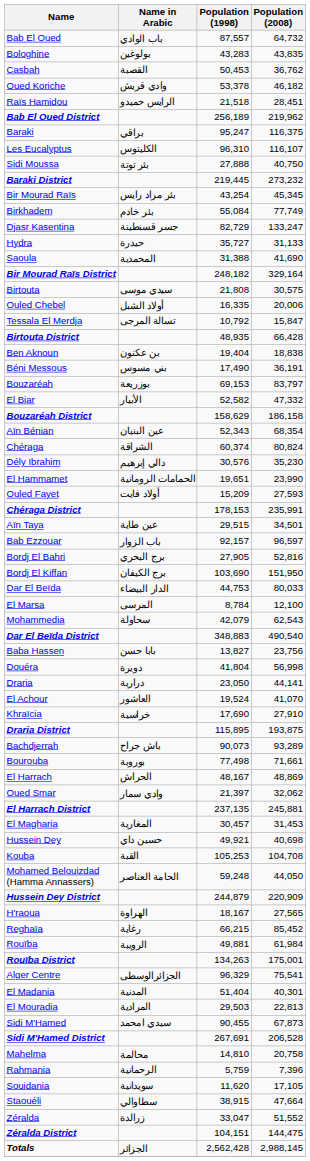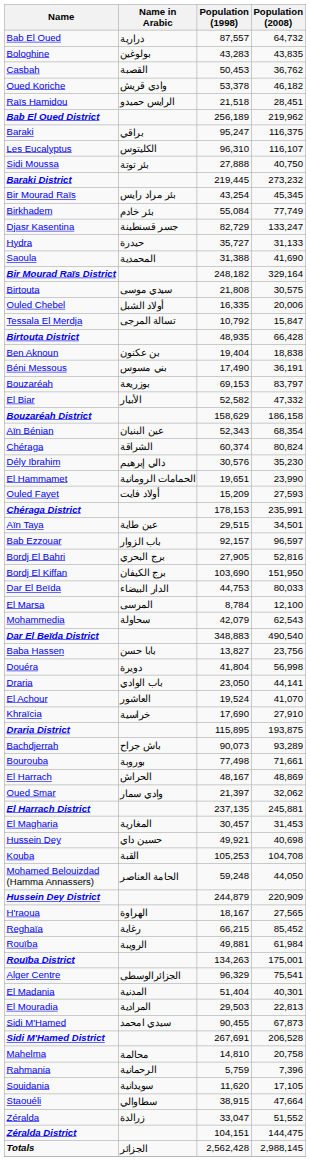(141, 38) باب الوادي -> (132, 38) درارية
(132, 683) درارية -> (141, 683) باب الوادي
